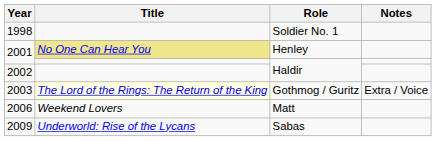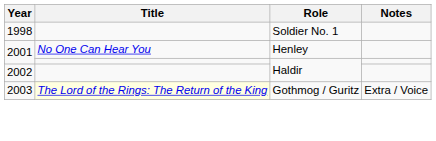(94, 49) khaki background -> (94, 49) no background
- row: (20, 108)
- row: (20, 126)
